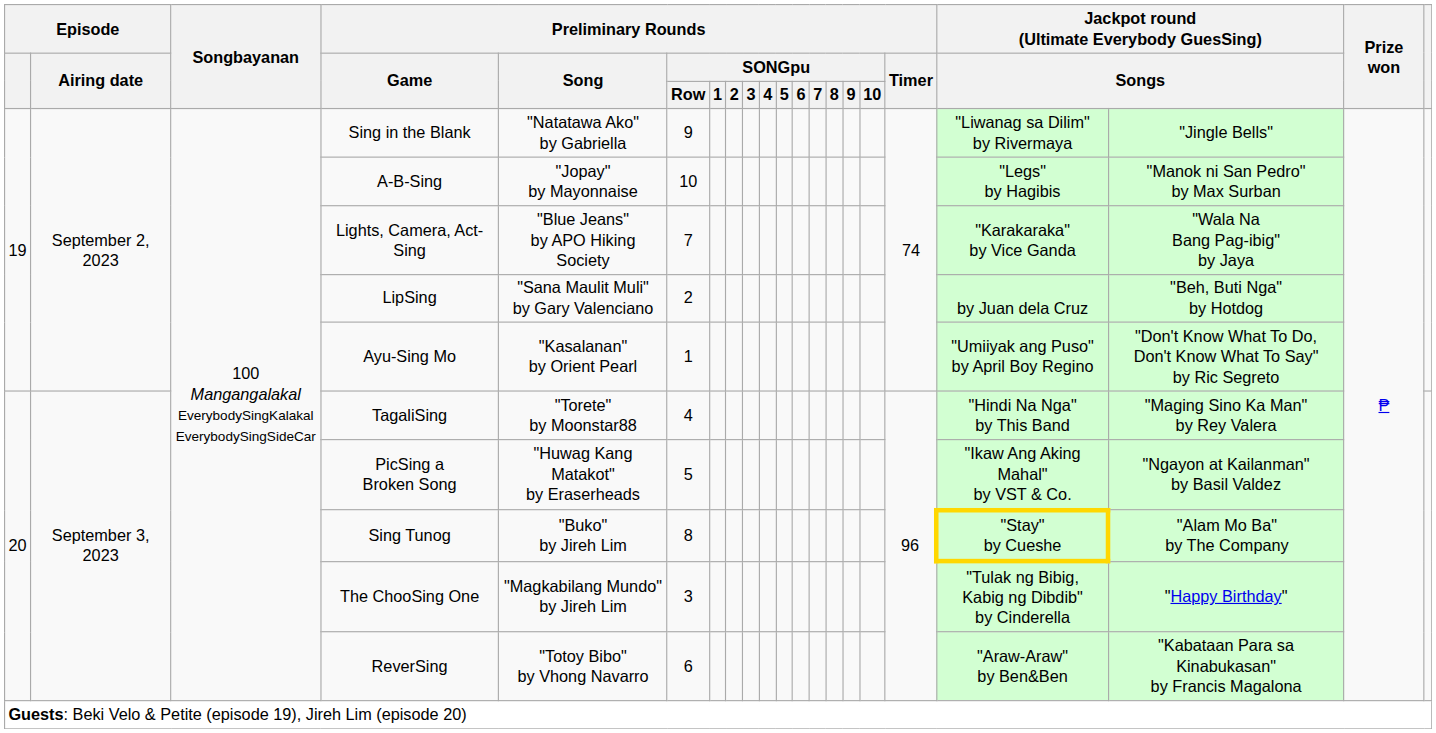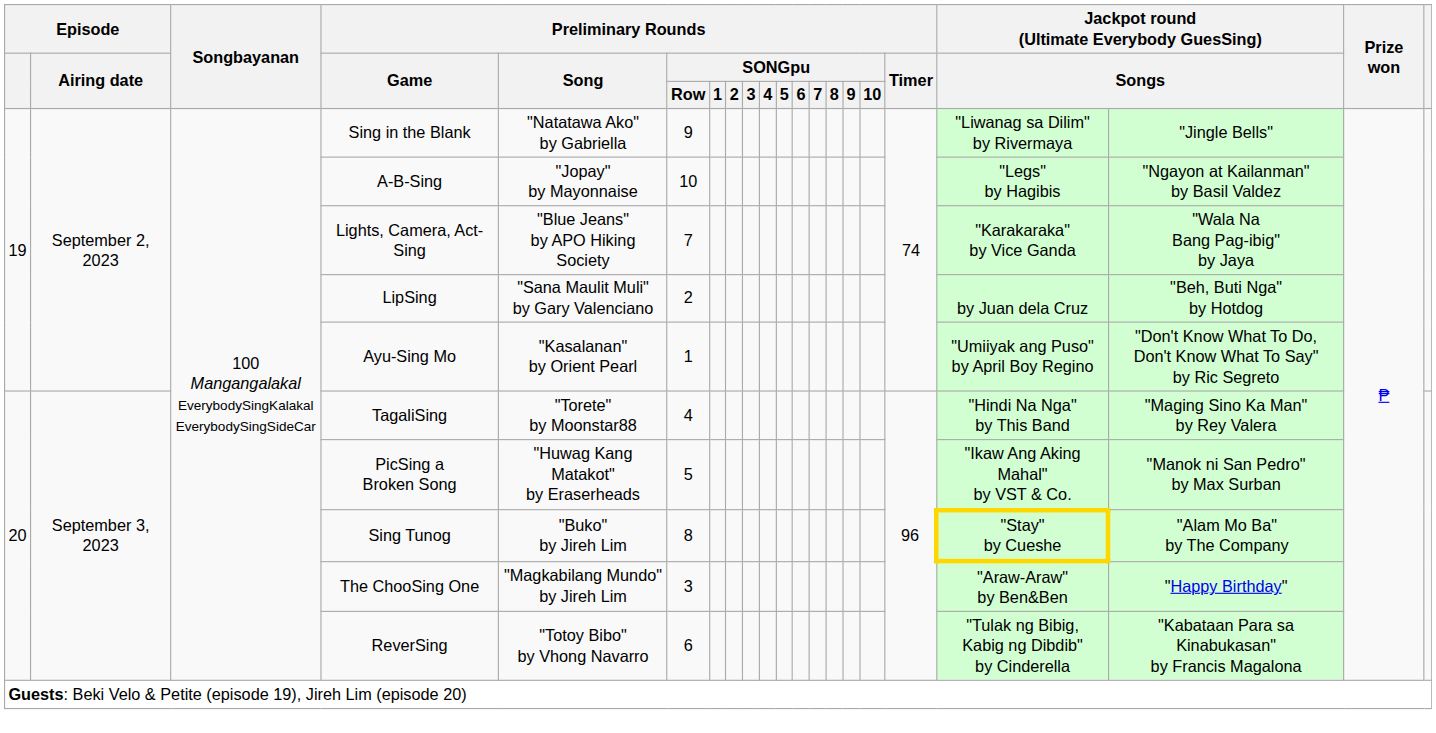(1226, 182) "Manok ni San Pedro" by Max Surban -> (1226, 182) "Ngayon at Kailanman" by Basil Valdez
(1226, 475) "Ngayon at Kailanman" by Basil Valdez -> (1226, 475) "Manok ni San Pedro" by Max Surban
(1023, 598) "Tulak ng Bibig, Kabig ng Dibdib" by Cinderella -> (1023, 588) "Araw-Araw" by Ben&Ben
(1023, 666) "Araw-Araw" by Ben&Ben -> (1023, 646) "Tulak ng Bibig, Kabig ng Dibdib" by Cinderella
